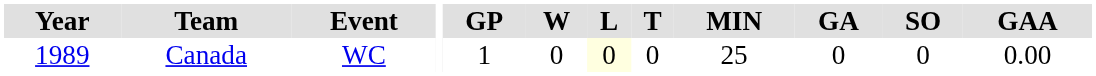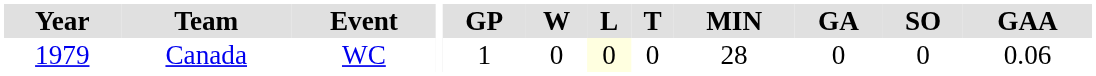(62, 54) 1989 -> (62, 54) 1979
(734, 54) 25 -> (734, 54) 28
(1028, 54) 0.00 -> (1028, 54) 0.06
